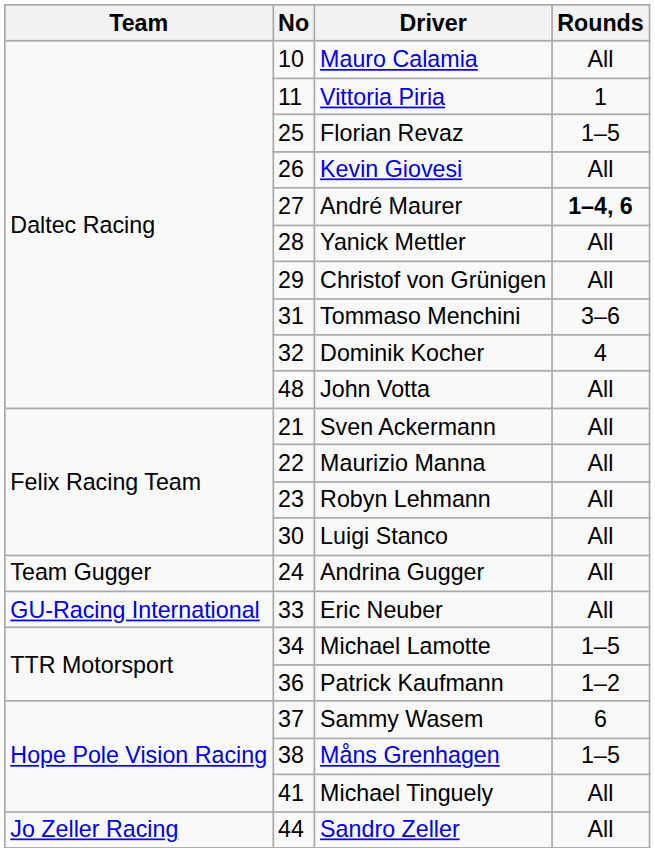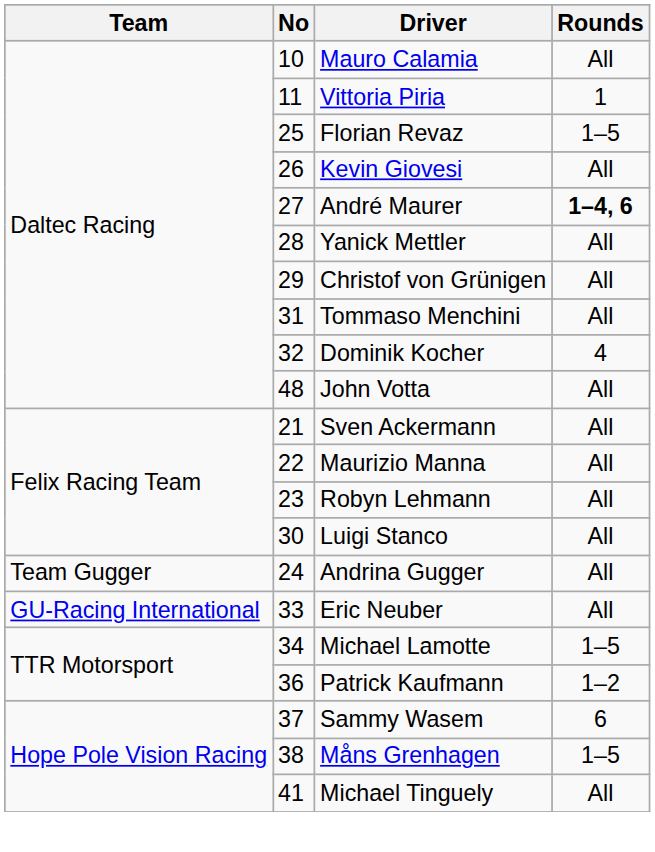(600, 316) 3–6 -> (600, 316) All
- row: (390, 829)
